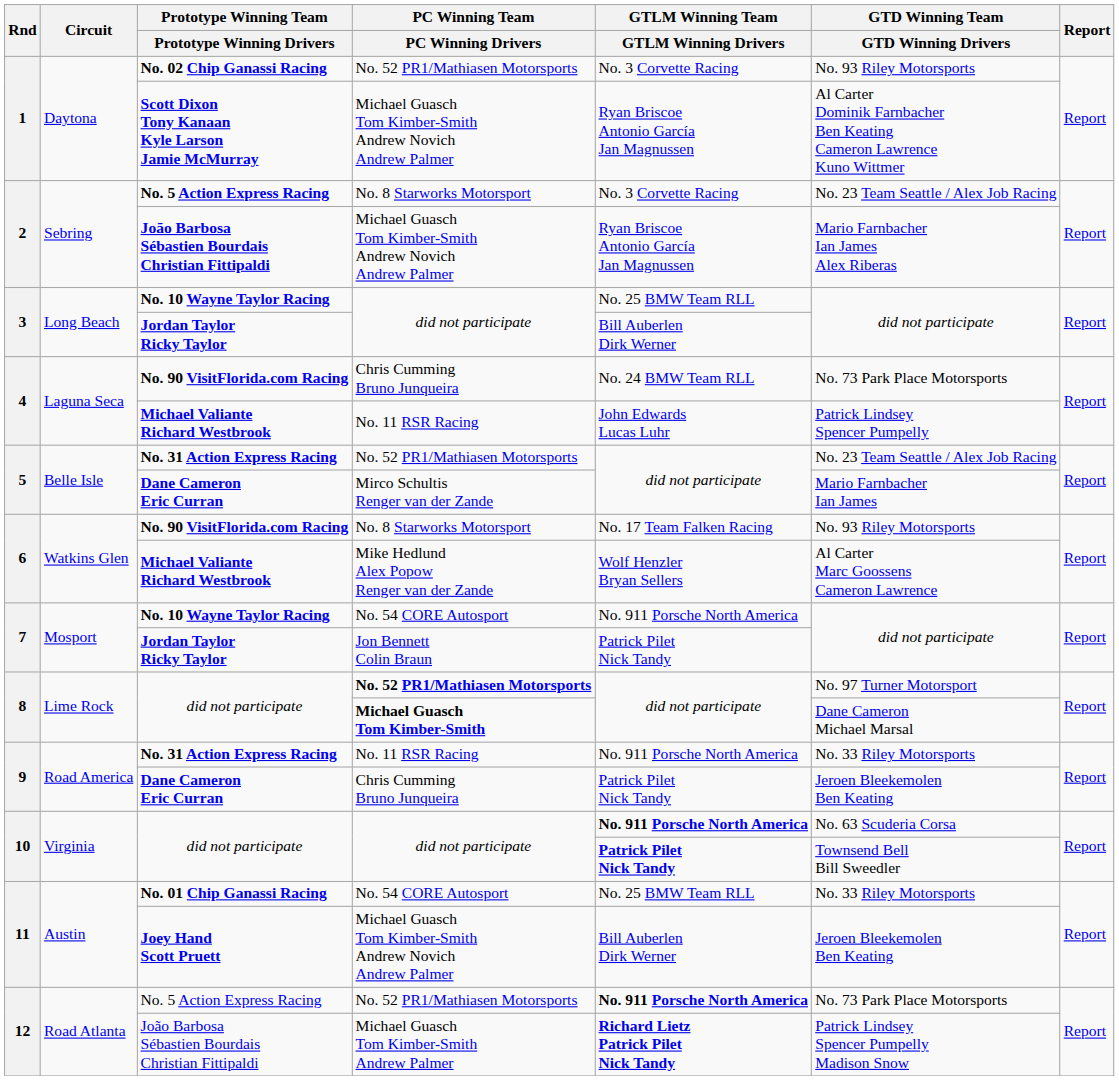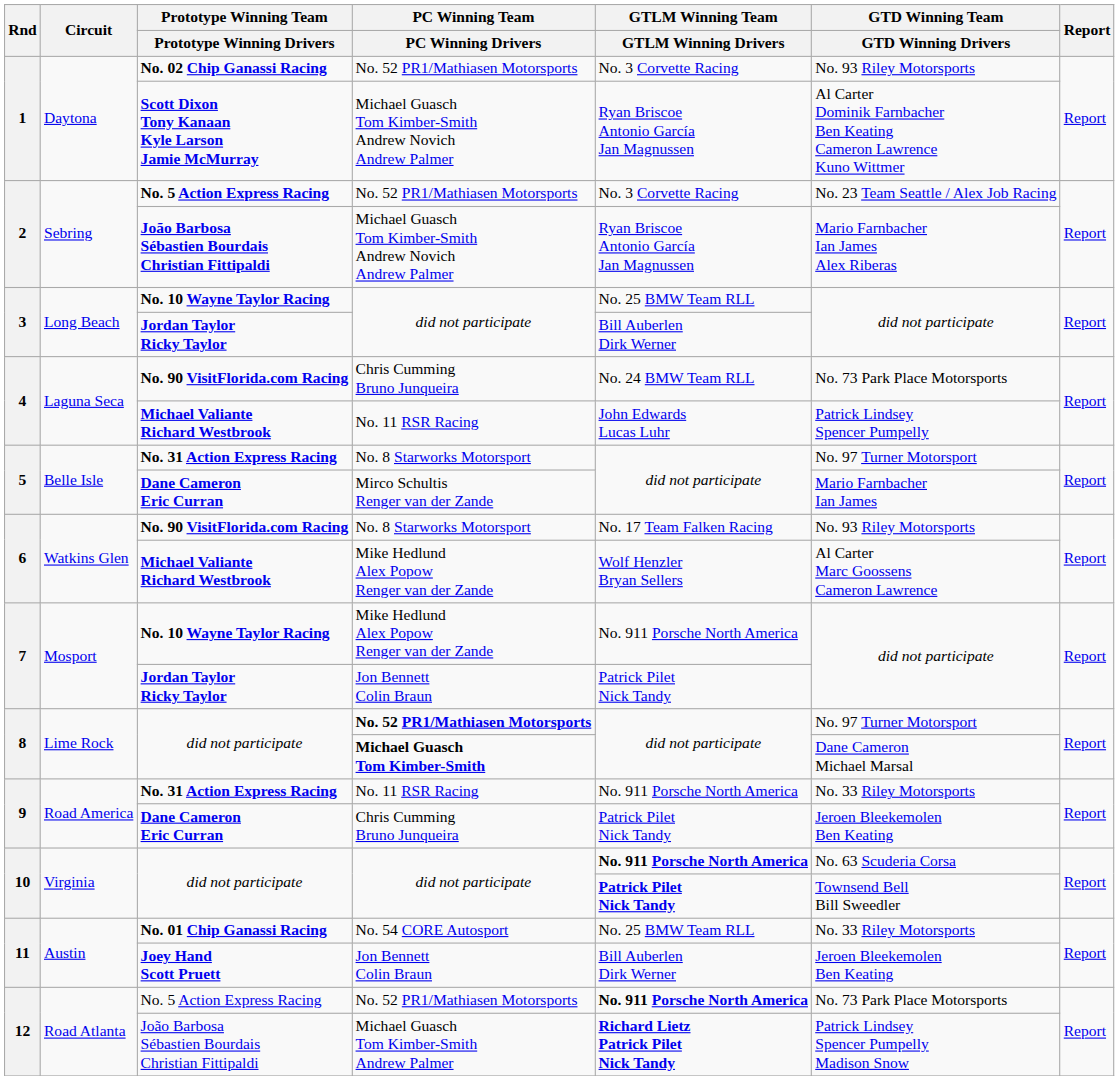(443, 193) No. 8 Starworks Motorsport -> (467, 193) No. 52 PR1/Mathiasen Motorsports
(467, 457) No. 52 PR1/Mathiasen Motorsports -> (443, 457) No. 8 Starworks Motorsport
(936, 457) No. 23 Team Seattle / Alex Job Racing -> (896, 457) No. 97 Turner Motorsport
(432, 615) No. 54 CORE Autosport -> (424, 633) Mike Hedlund Alex Popow Renger van der Zande
(416, 947) Michael Guasch Tom Kimber-Smith Andrew Novich Andrew Palmer -> (394, 965) Jon Bennett Colin Braun
